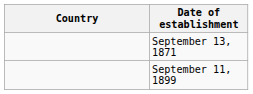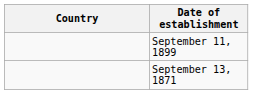rows swapped: (192, 47) <-> (192, 75)
